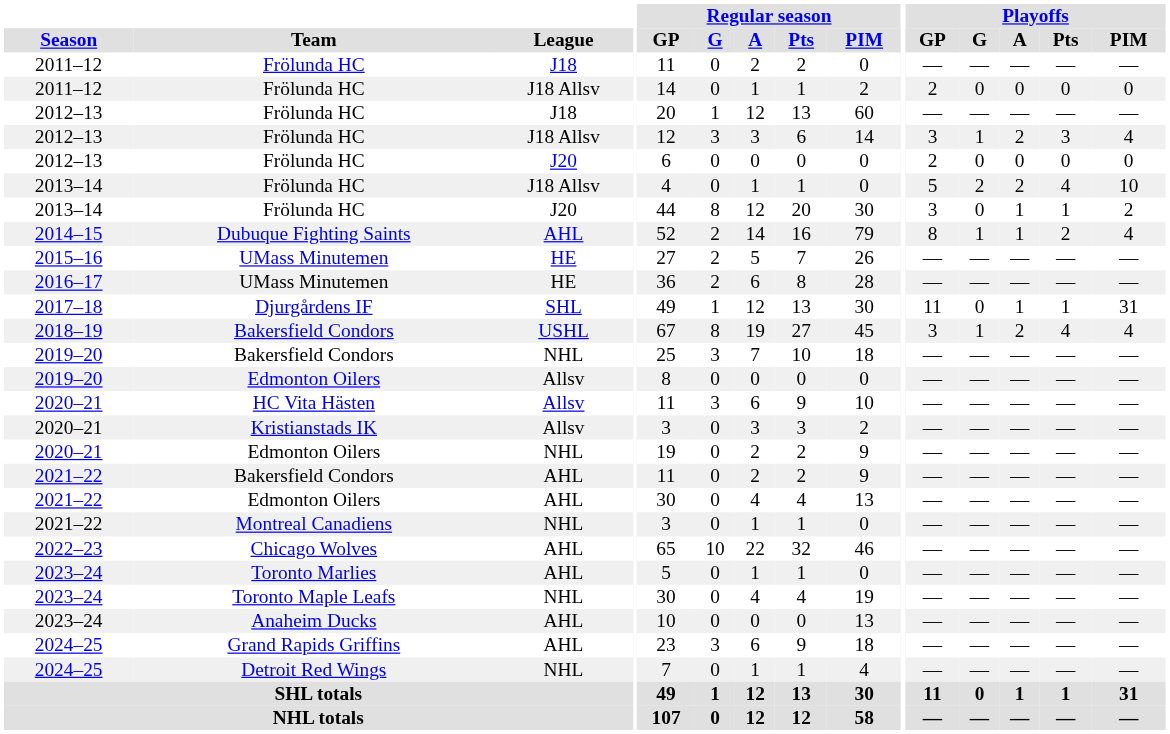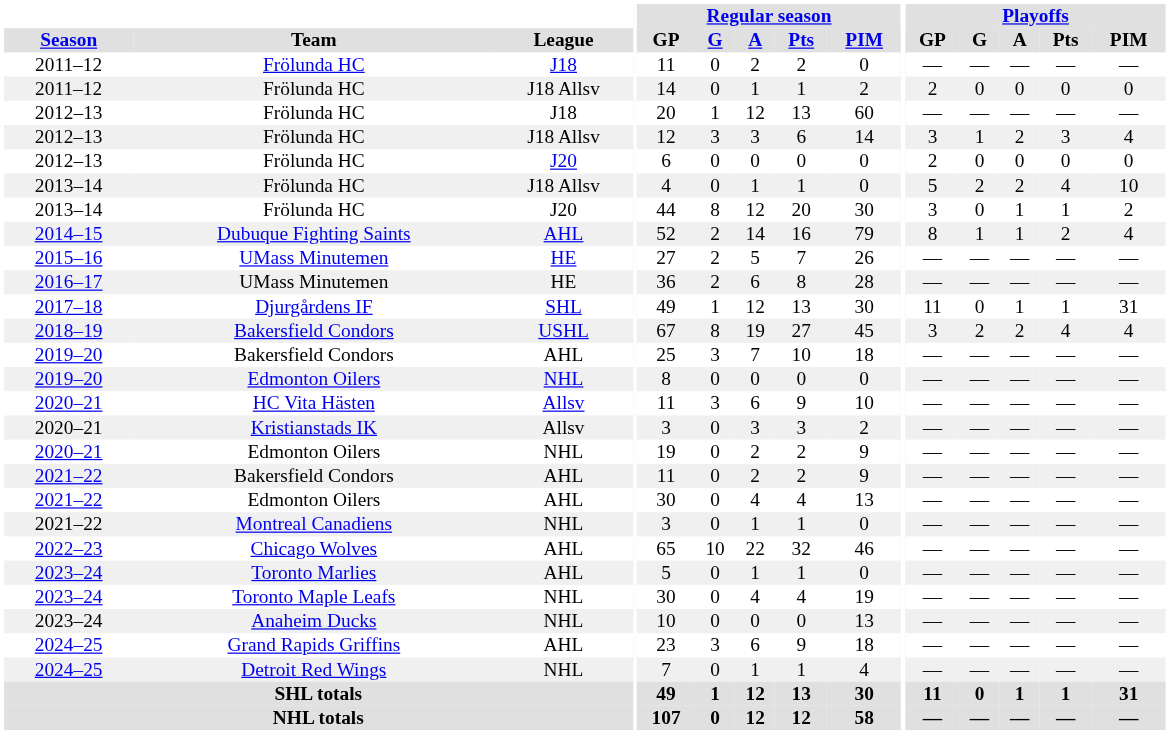(980, 330) 1 -> (980, 330) 2
(564, 354) NHL -> (564, 354) AHL
(564, 378) Allsv -> (564, 378) NHL
(564, 620) AHL -> (564, 620) NHL
